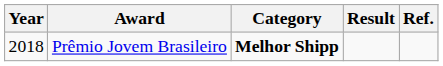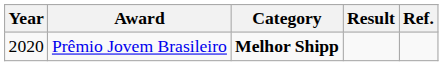(26, 46) 2018 -> (26, 46) 2020
